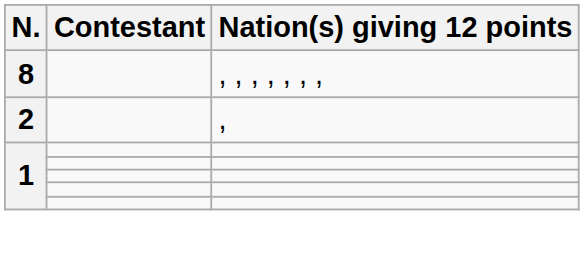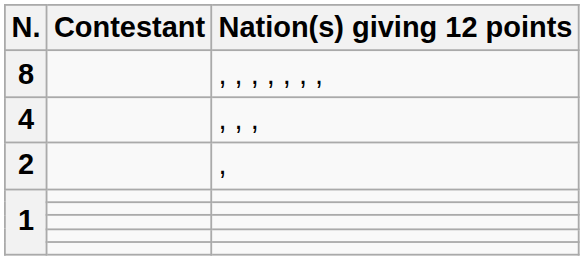+ row: (26, 119)
